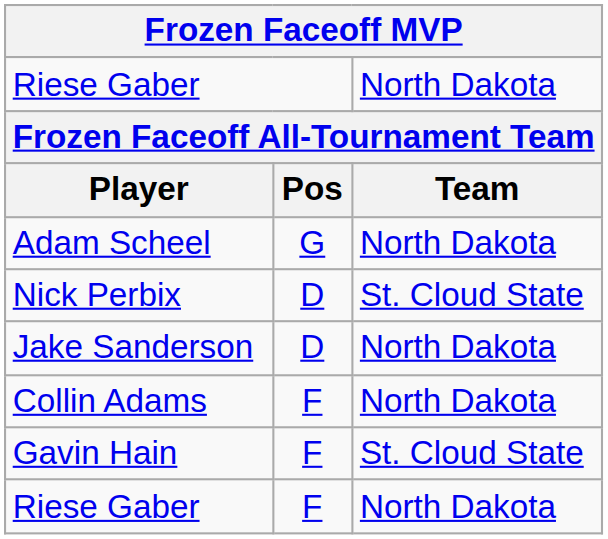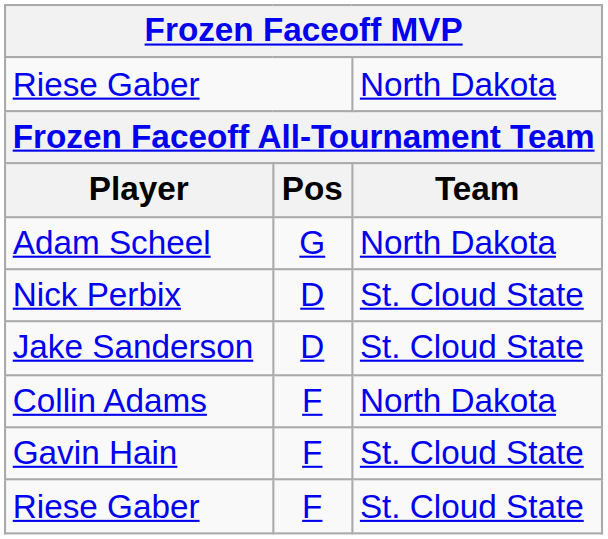(458, 347) North Dakota -> (472, 347) St. Cloud State
(458, 505) North Dakota -> (472, 505) St. Cloud State
